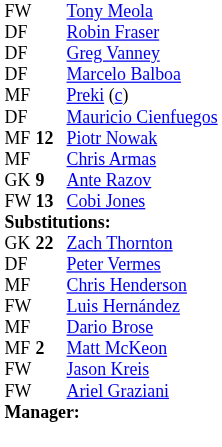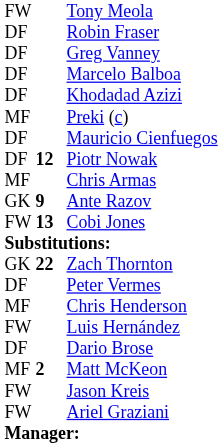+ row: (124, 95)
(17, 137) MF -> (16, 158) DF
(17, 327) MF -> (16, 348) DF
